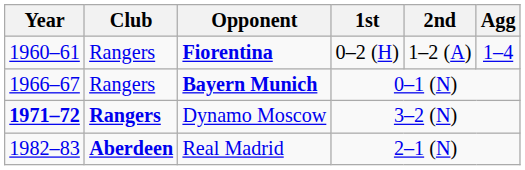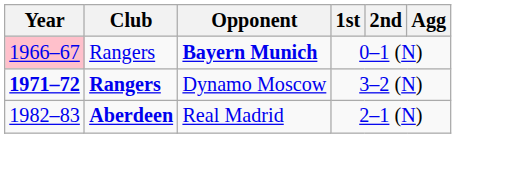- row: (228, 52)
(45, 84) no background -> (45, 52) pink background
